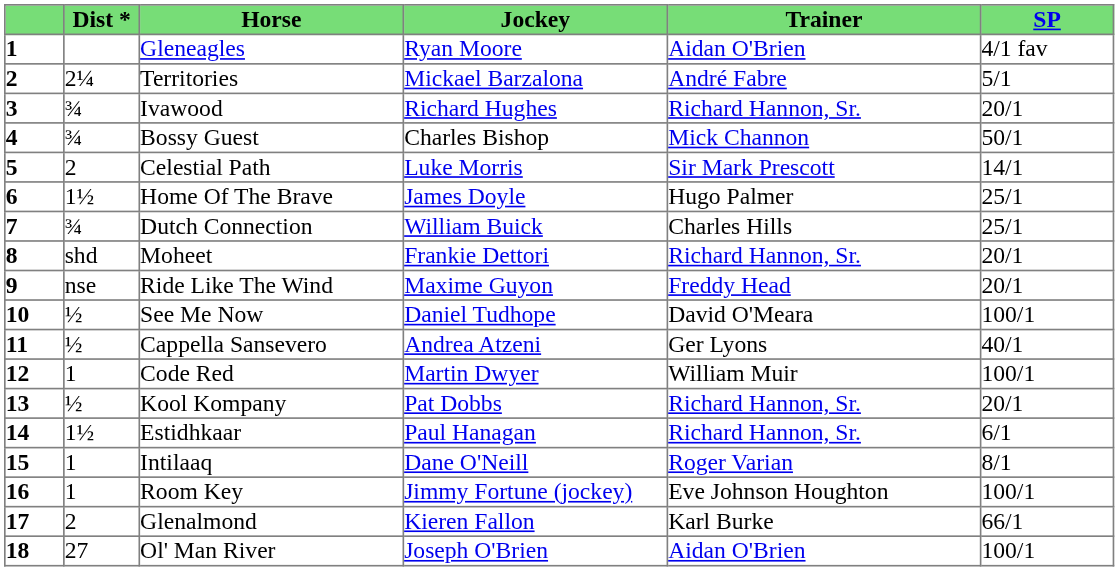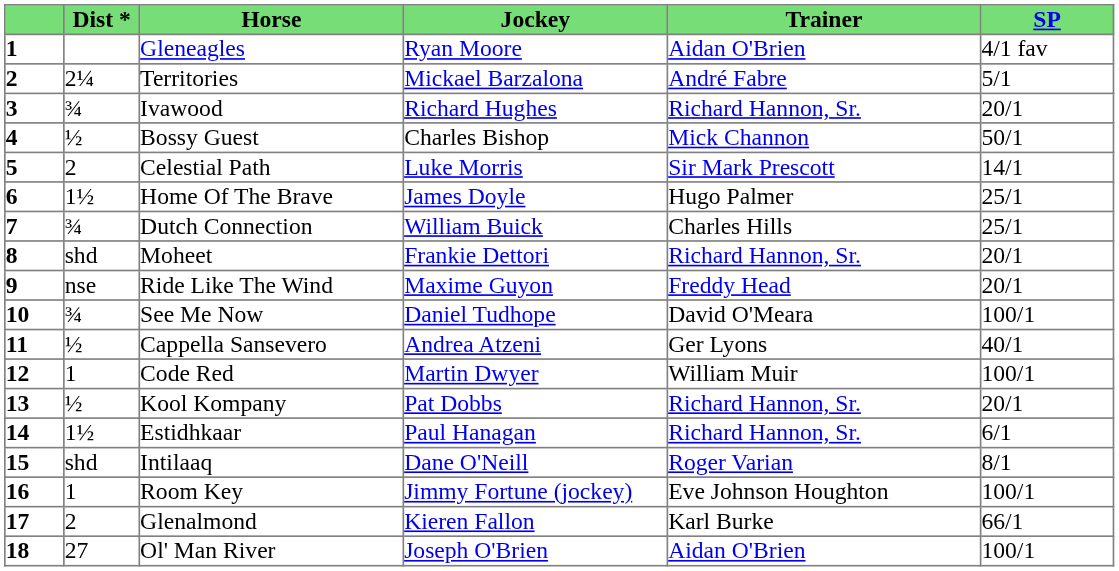(74, 137) ¾ -> (74, 137) ½
(74, 314) ½ -> (74, 314) ¾
(71, 462) 1 -> (81, 462) shd
